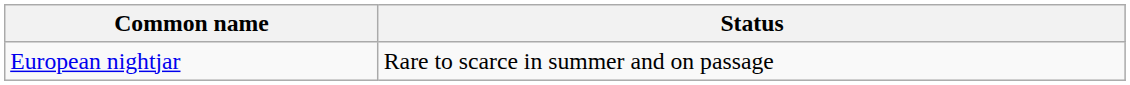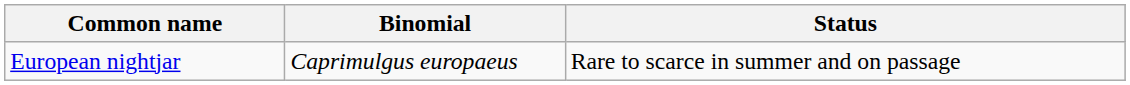+ column: (425, 23)
